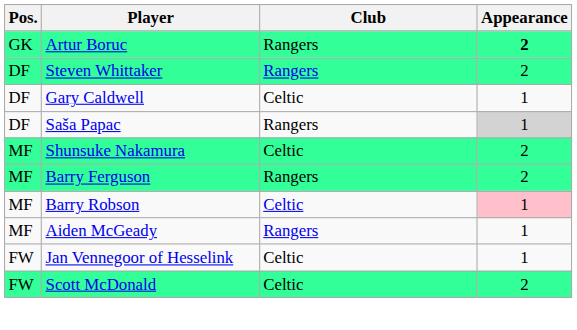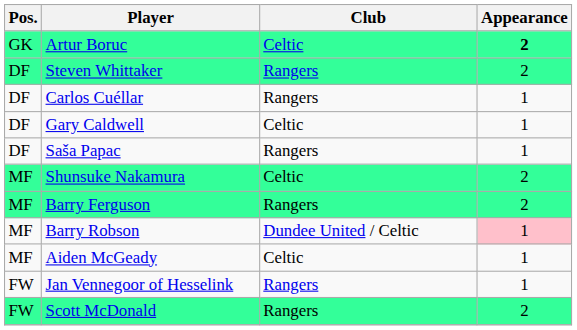(291, 44) Rangers -> (283, 44) Celtic
+ row: (94, 97)
(524, 124) lightgrey background -> (524, 151) no background
(283, 204) Celtic -> (341, 230) Dundee United / Celtic
(291, 230) Rangers -> (283, 257) Celtic
(283, 257) Celtic -> (291, 284) Rangers
(283, 284) Celtic -> (291, 310) Rangers
